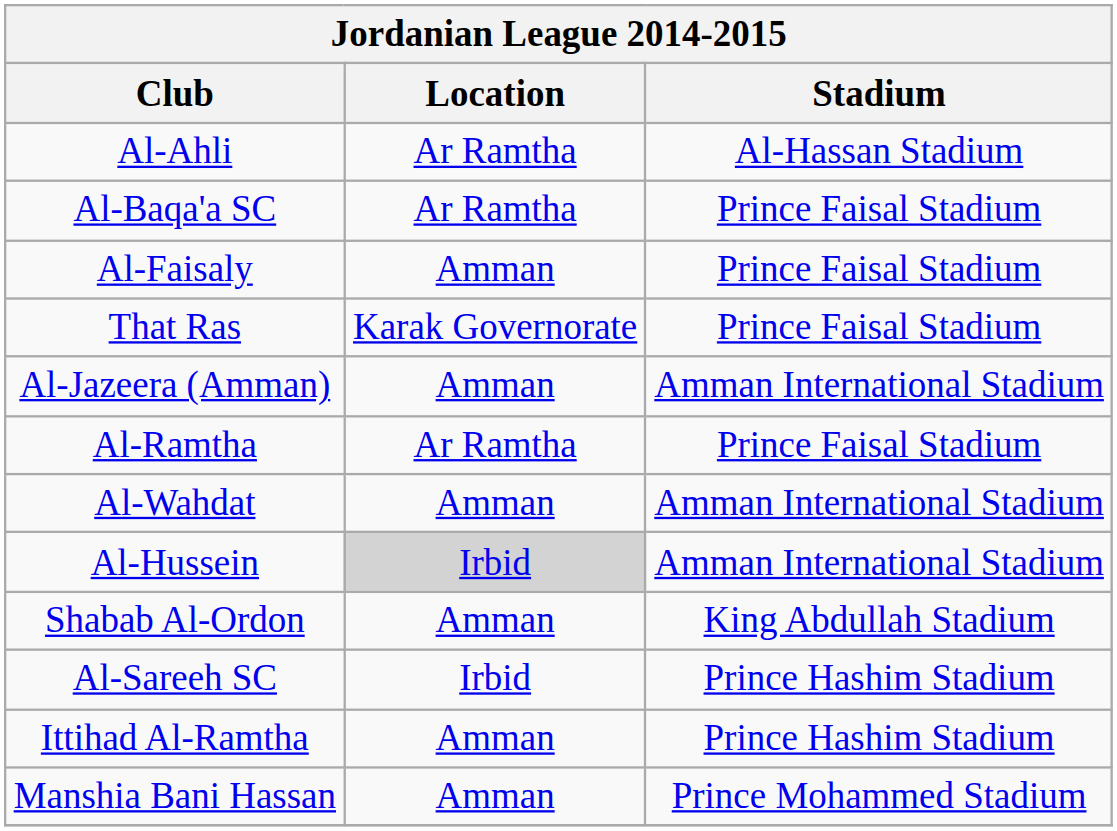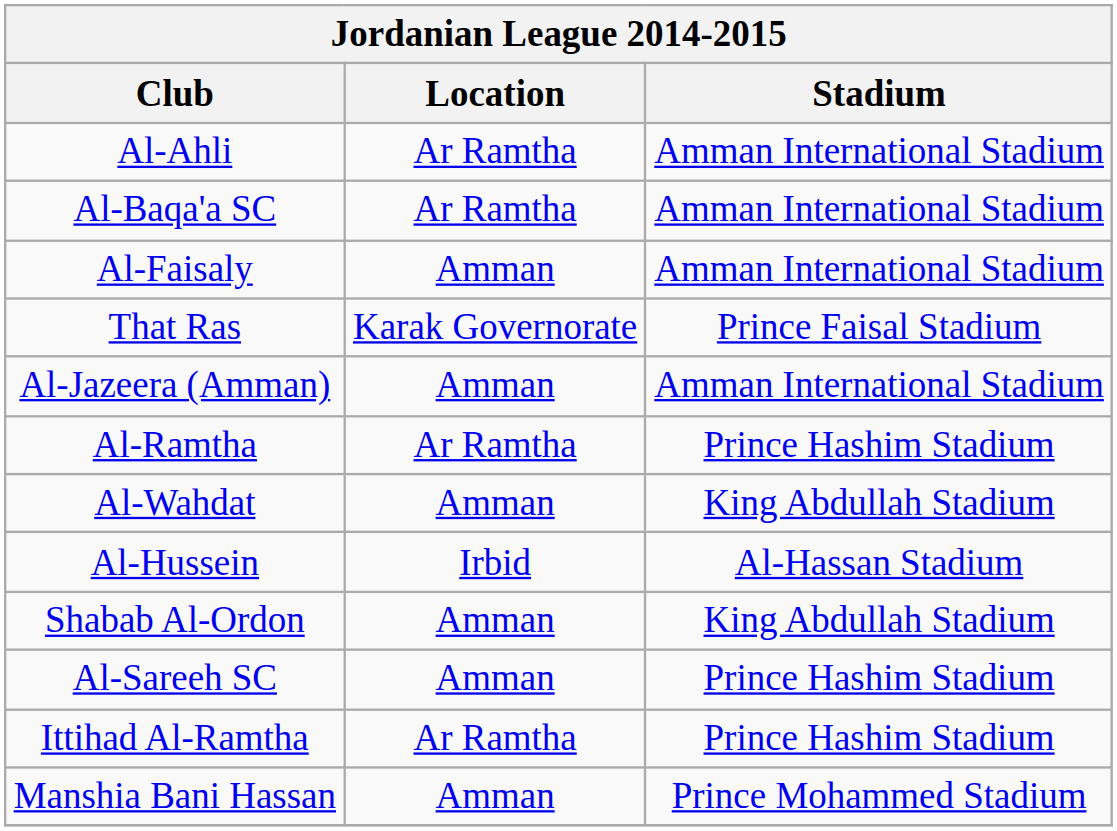(879, 151) Al-Hassan Stadium -> (879, 151) Amman International Stadium
(879, 209) Prince Faisal Stadium -> (879, 209) Amman International Stadium
(879, 268) Prince Faisal Stadium -> (879, 268) Amman International Stadium
(879, 444) Prince Faisal Stadium -> (879, 444) Prince Hashim Stadium
(879, 502) Amman International Stadium -> (879, 502) King Abdullah Stadium
(495, 561) lightgrey background -> (495, 561) no background
(879, 561) Amman International Stadium -> (879, 561) Al-Hassan Stadium
(495, 678) Irbid -> (495, 678) Amman
(495, 737) Amman -> (495, 737) Ar Ramtha
